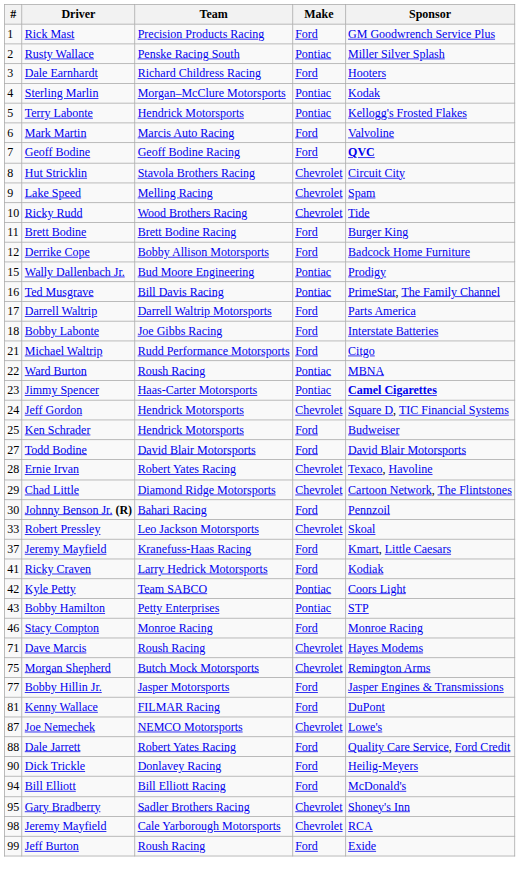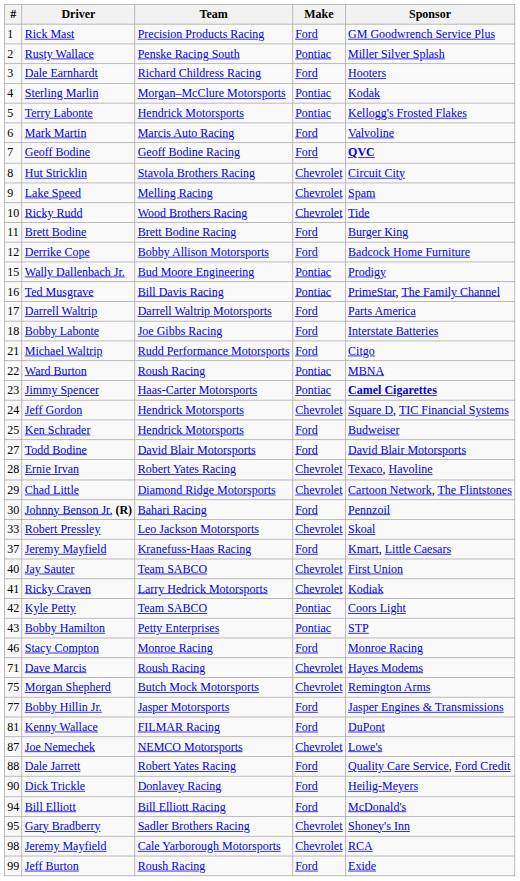+ row: (13, 568)
(307, 568) Ford -> (319, 588) Chevrolet
